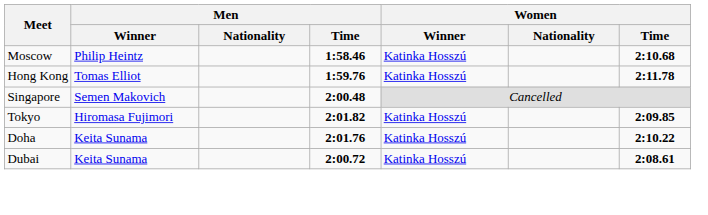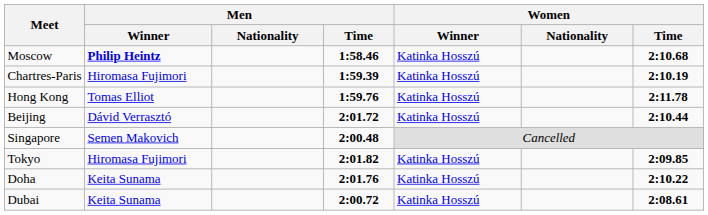(109, 55) normal -> (124, 55) bold
+ row: (44, 76)
+ row: (26, 117)
